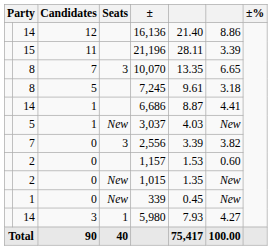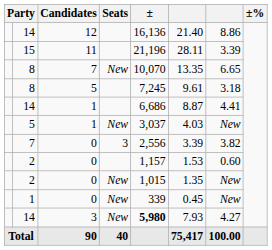(125, 69) 3 -> (118, 69) New
(125, 217) 1 -> (118, 217) New
(153, 217) normal -> (153, 217) bold
